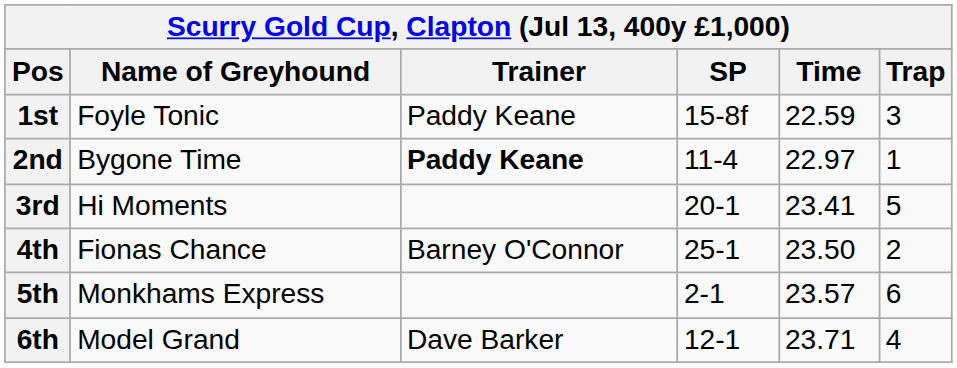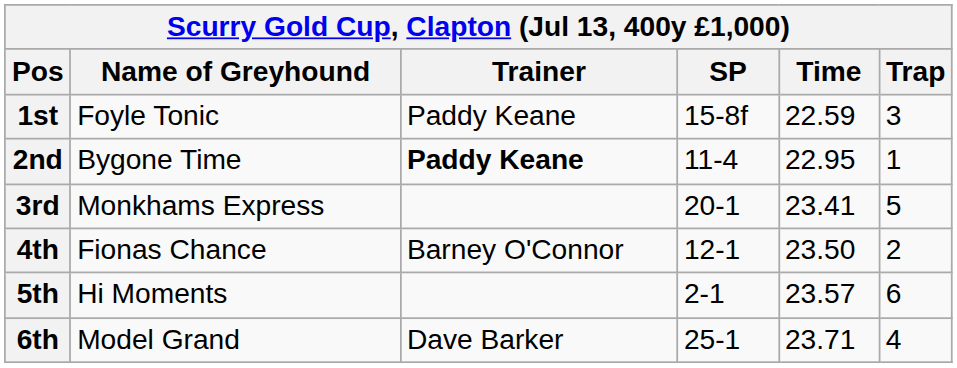(820, 160) 22.97 -> (820, 160) 22.95
(152, 205) Hi Moments -> (201, 205) Monkhams Express
(712, 250) 25-1 -> (712, 250) 12-1
(201, 294) Monkhams Express -> (152, 294) Hi Moments
(712, 339) 12-1 -> (712, 339) 25-1
